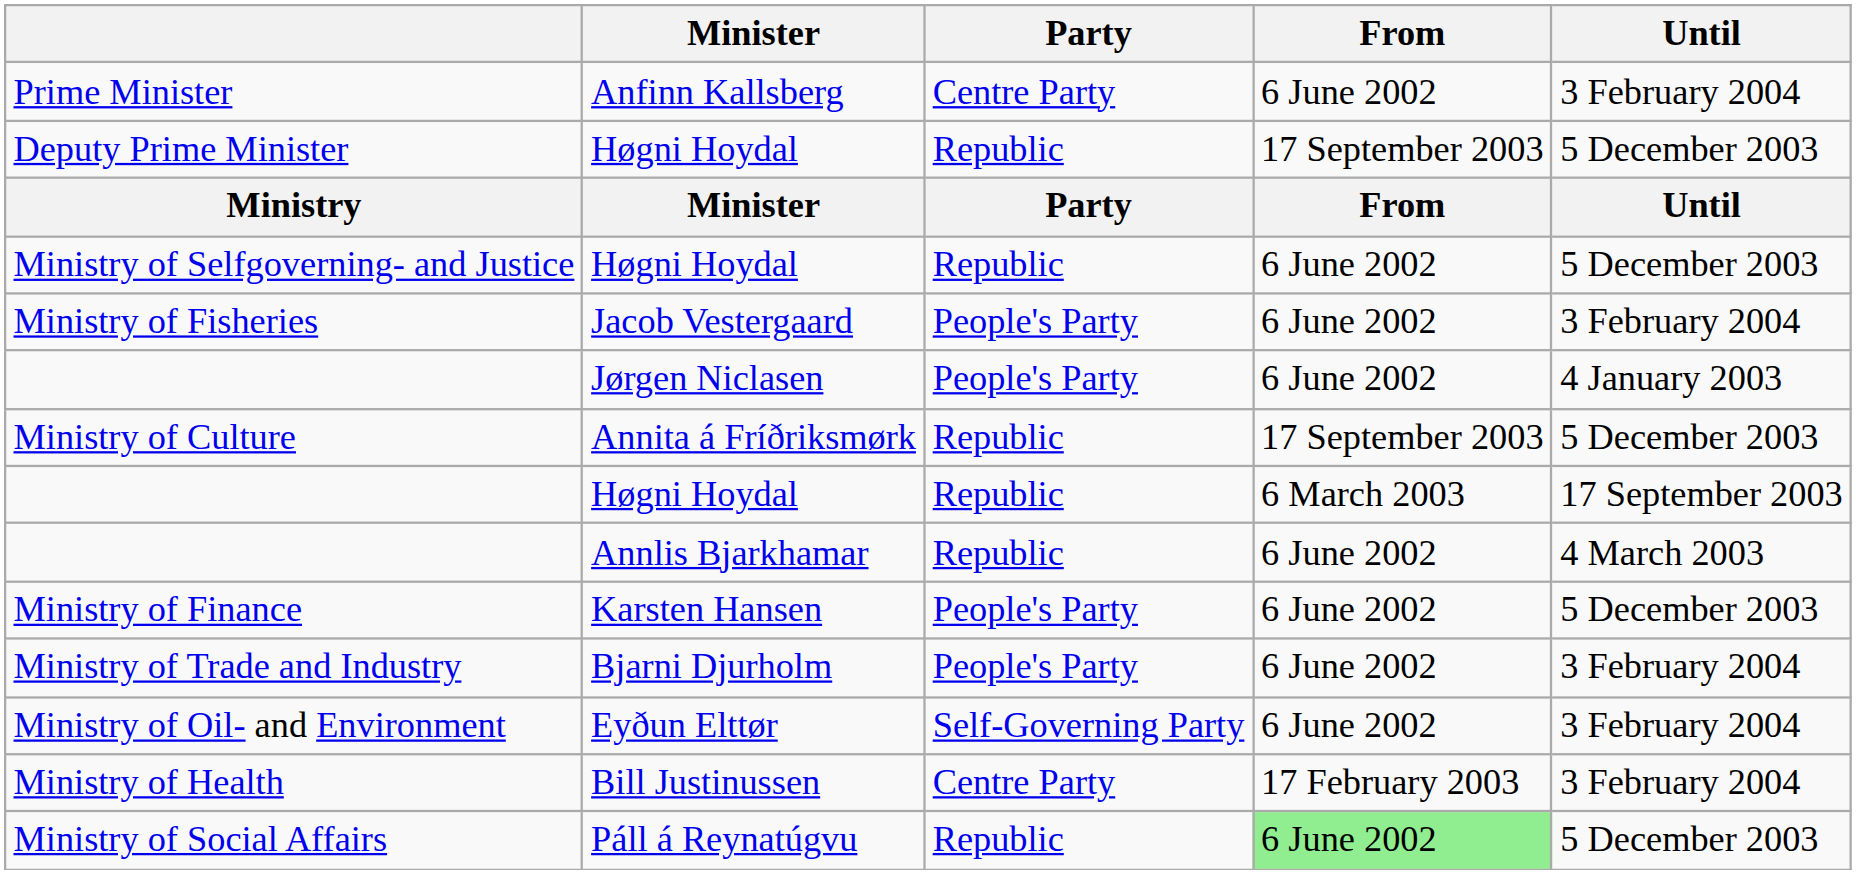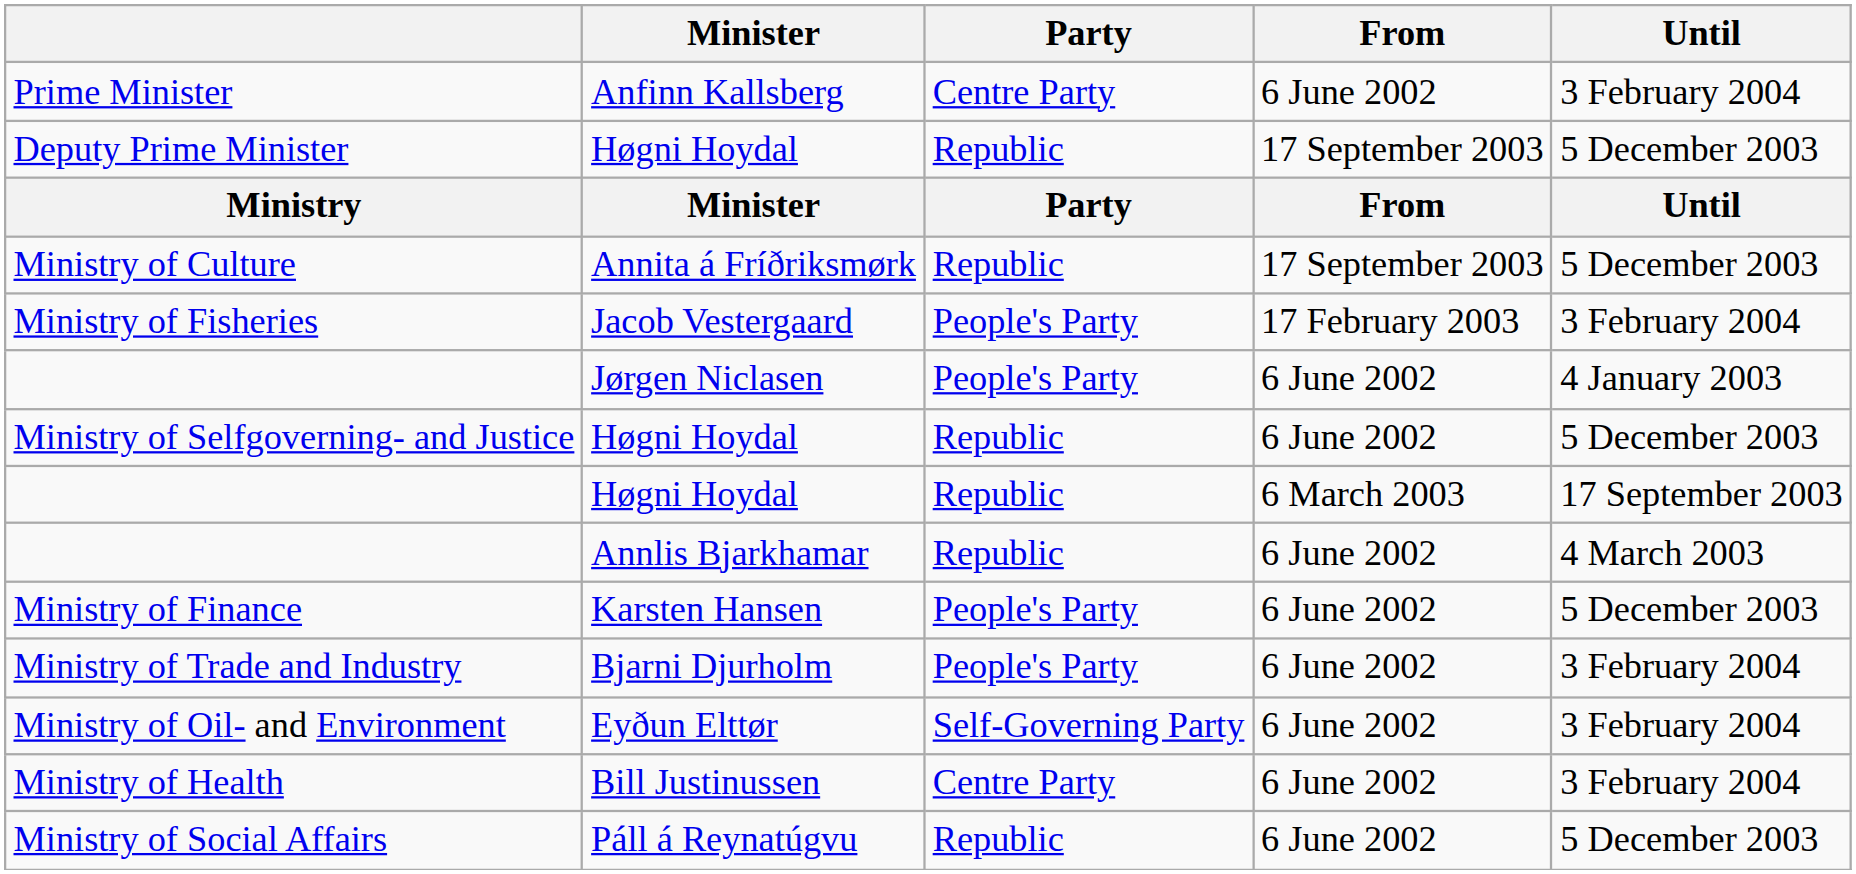rows swapped: (294, 263) <-> (155, 436)
(1349, 321) 6 June 2002 -> (1390, 321) 17 February 2003
(1390, 782) 17 February 2003 -> (1349, 782) 6 June 2002
(1349, 839) lightgreen background -> (1349, 839) no background
